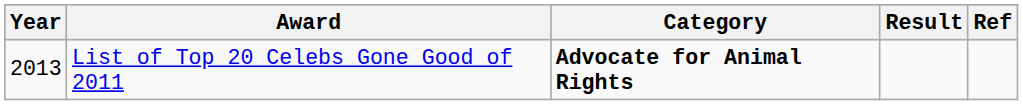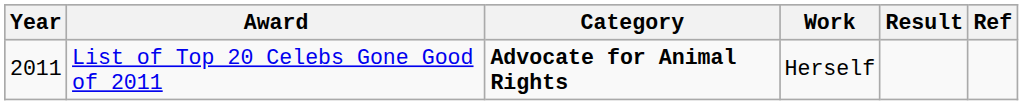+ column: (830, 22)
(36, 70) 2013 -> (36, 70) 2011
